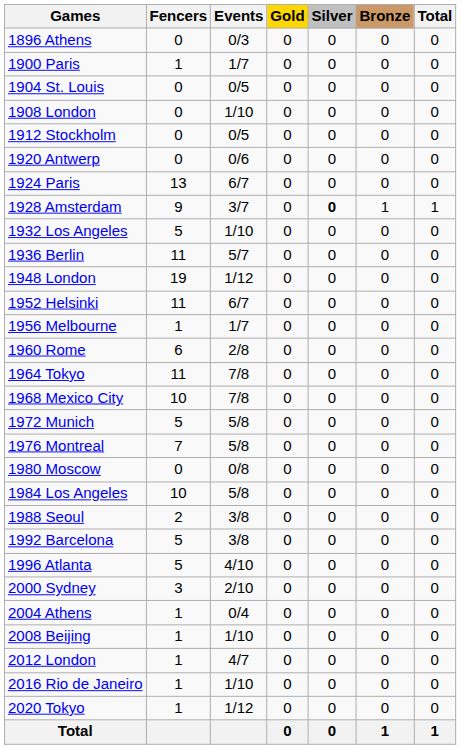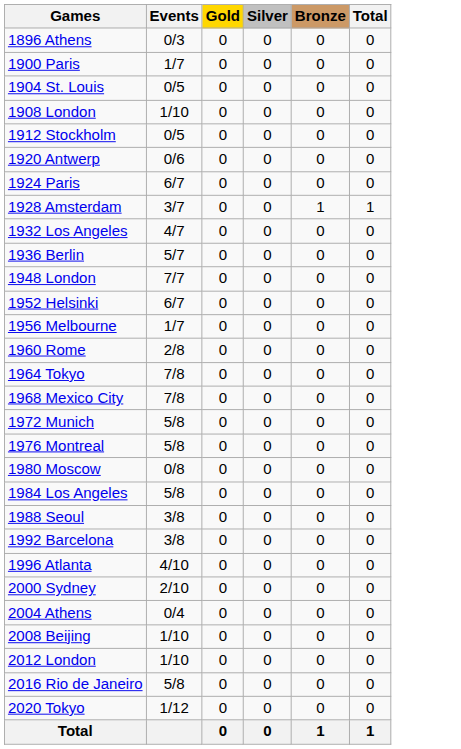- column: (178, 16)
(332, 207) bold -> (267, 207) normal
(239, 231) 1/10 -> (174, 231) 4/7
(239, 278) 1/12 -> (174, 278) 7/7
(239, 660) 4/7 -> (174, 660) 1/10
(239, 684) 1/10 -> (174, 684) 5/8
